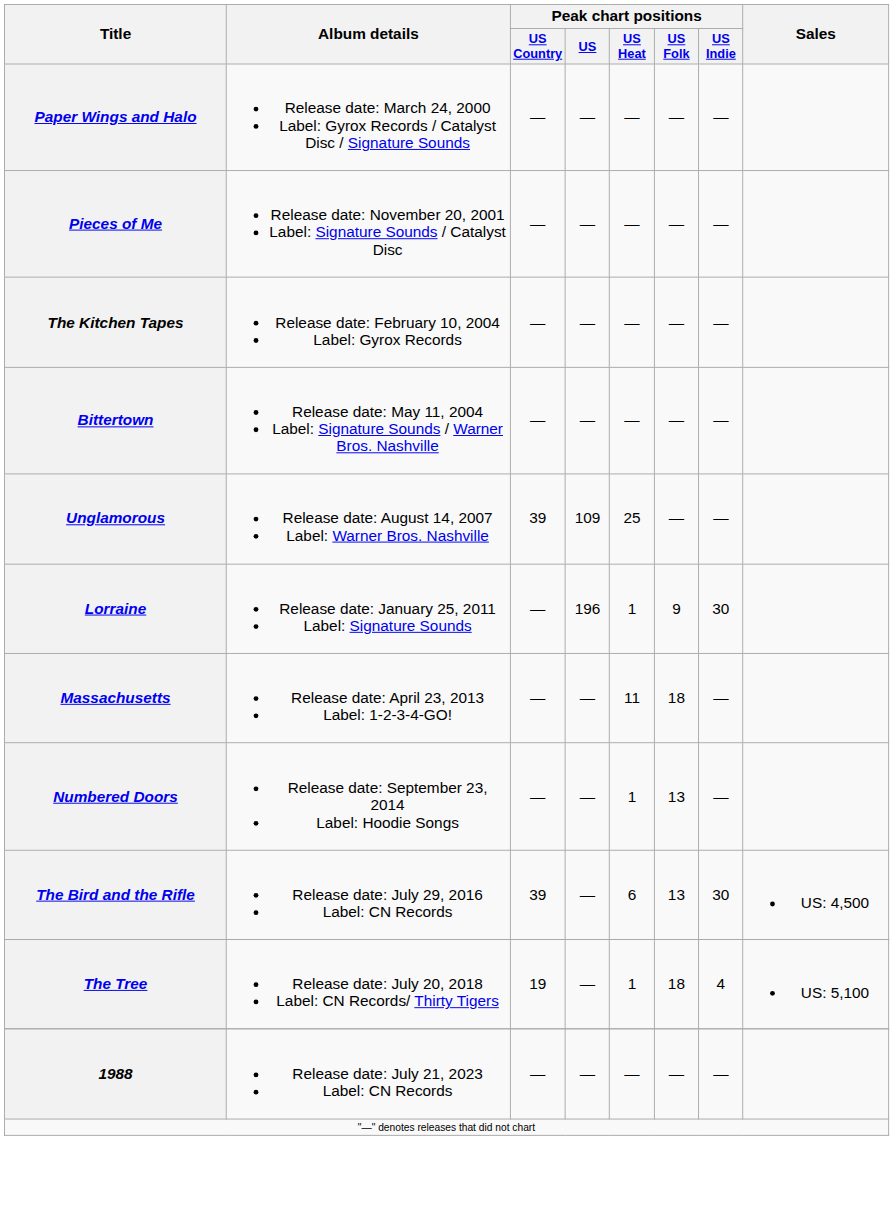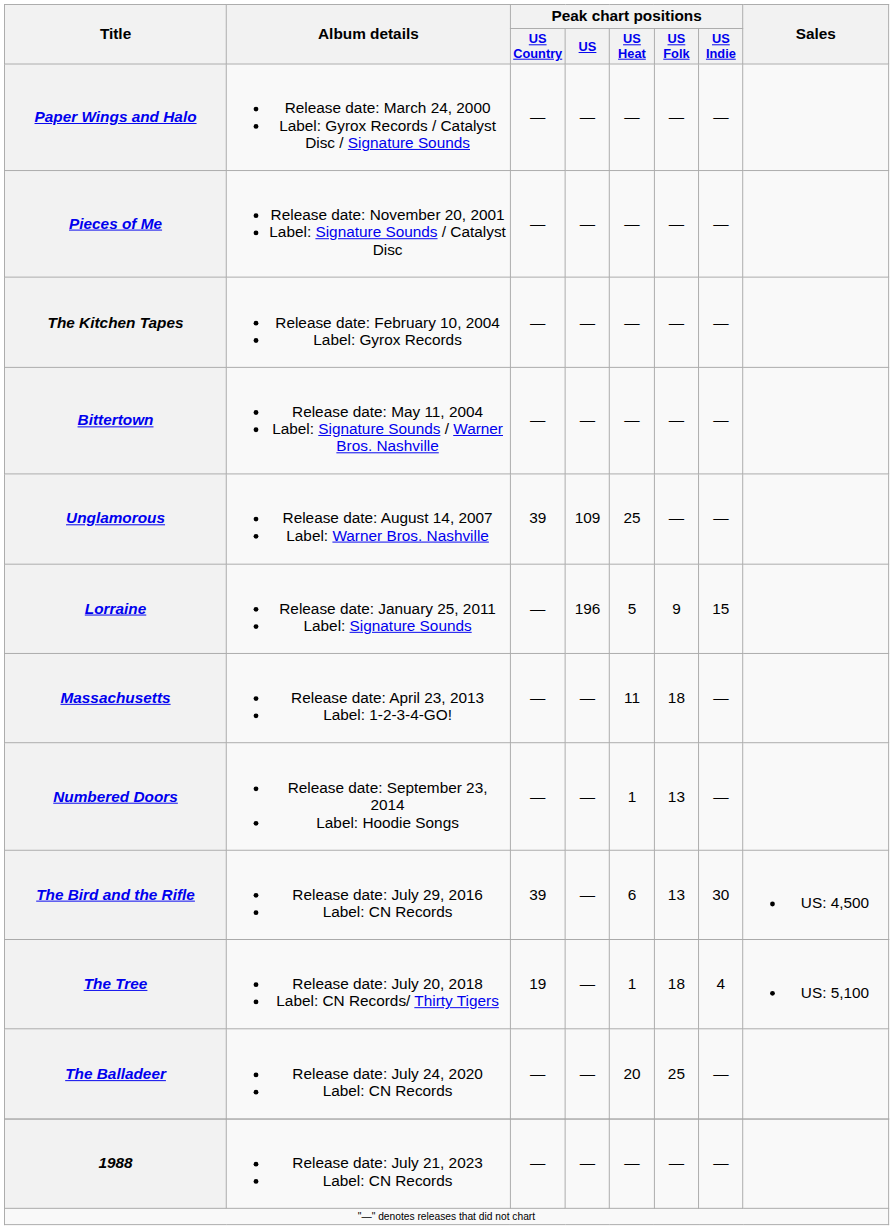(632, 608) 1 -> (632, 608) 5
(721, 608) 30 -> (721, 608) 15
+ row: (116, 1074)
